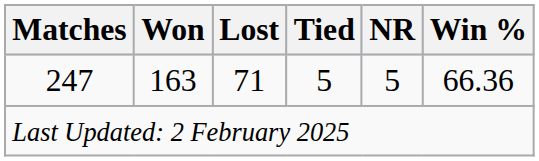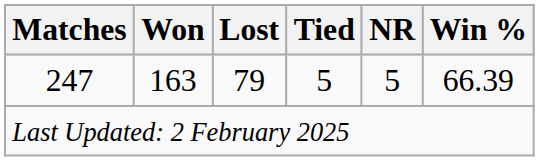(249, 79) 71 -> (249, 79) 79
(478, 79) 66.36 -> (478, 79) 66.39
